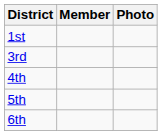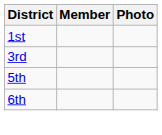- row: (17, 78)
